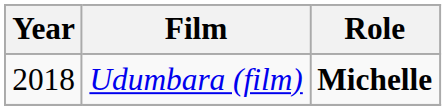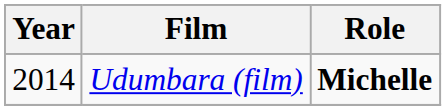(44, 79) 2018 -> (44, 79) 2014
